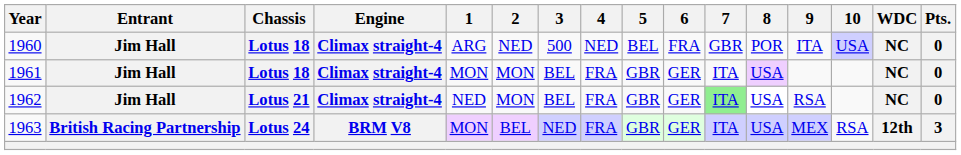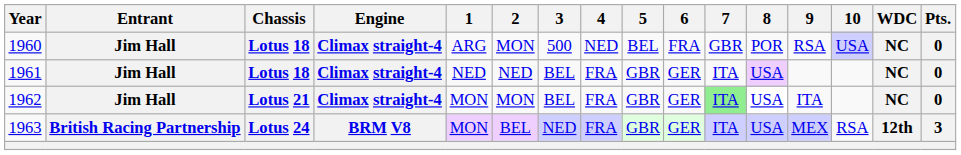(515, 45) NED -> (515, 45) MON
(810, 45) ITA -> (810, 45) RSA
(469, 73) MON -> (469, 73) NED
(515, 73) MON -> (515, 73) NED
(469, 100) NED -> (469, 100) MON
(810, 100) RSA -> (810, 100) ITA
